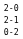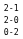rows swapped: (11, 20) <-> (11, 8)
